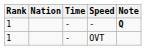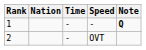(9, 39) 1 -> (9, 39) 2
